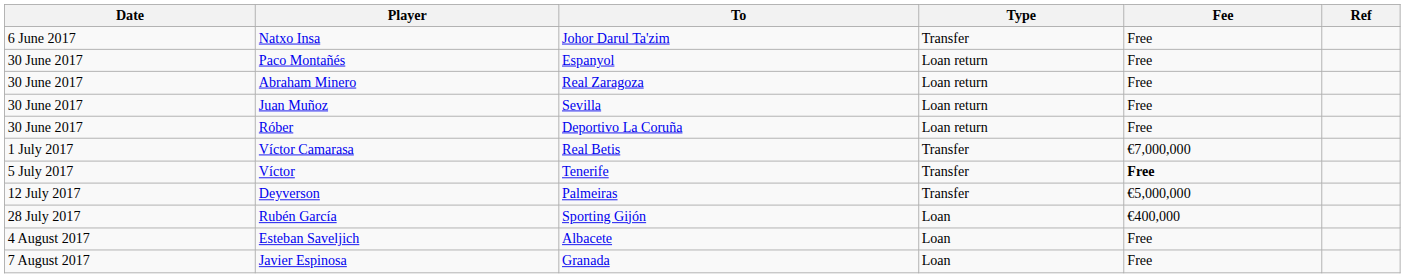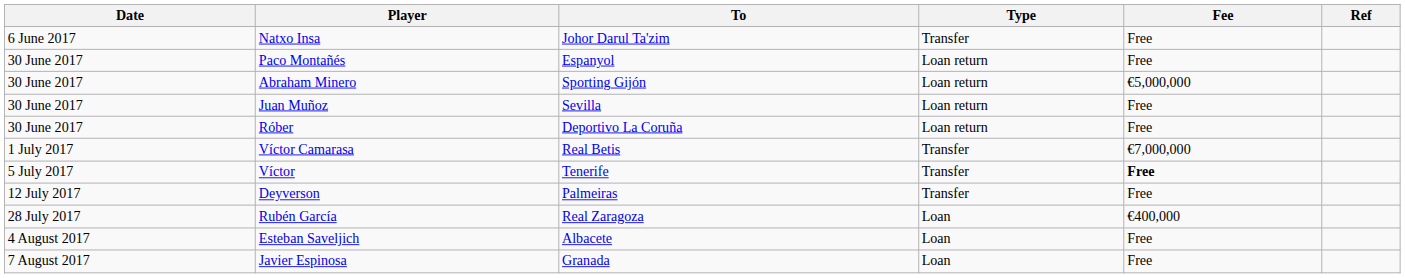(603, 82) Real Zaragoza -> (604, 82) Sporting Gijón
(1140, 82) Free -> (1159, 82) €5,000,000
(1159, 194) €5,000,000 -> (1140, 194) Free
(604, 216) Sporting Gijón -> (603, 216) Real Zaragoza
